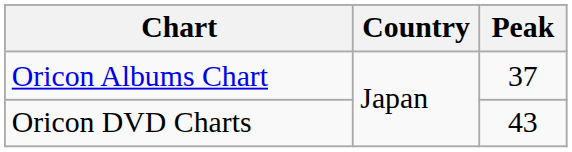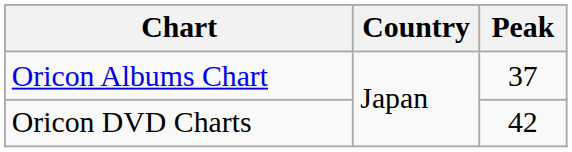(523, 122) 43 -> (523, 122) 42
